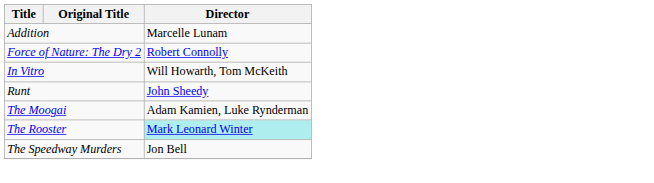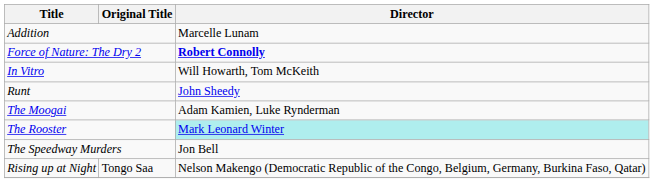(187, 52) normal -> (221, 52) bold
+ row: (52, 168)
